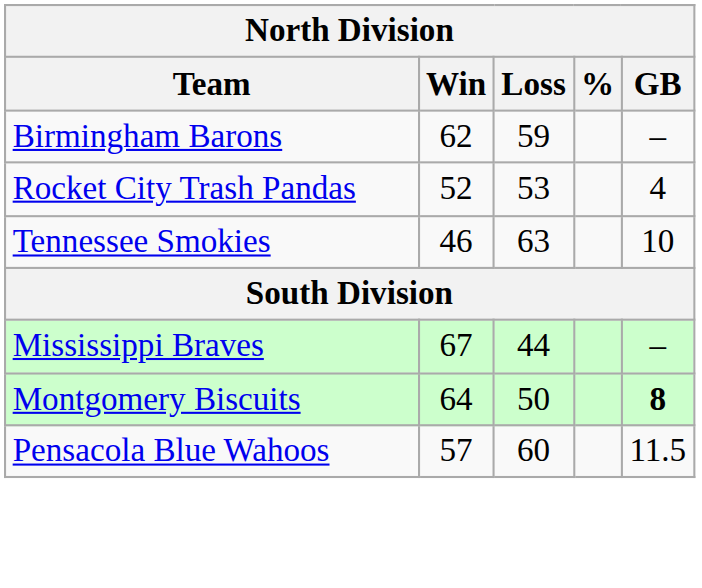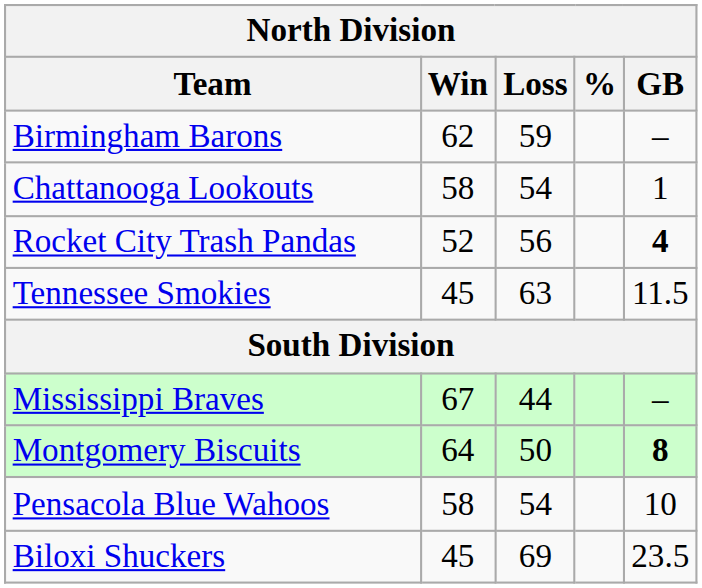+ row: (163, 188)
(534, 188) 53 -> (535, 240) 56
(658, 188) normal -> (660, 240) bold
(456, 240) 46 -> (458, 293) 45
(658, 240) 10 -> (660, 293) 11.5
(456, 450) 57 -> (458, 503) 58
(534, 450) 60 -> (535, 503) 54
(658, 450) 11.5 -> (660, 503) 10
+ row: (119, 556)
